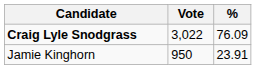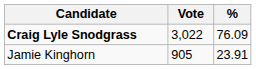(182, 54) 950 -> (182, 54) 905
